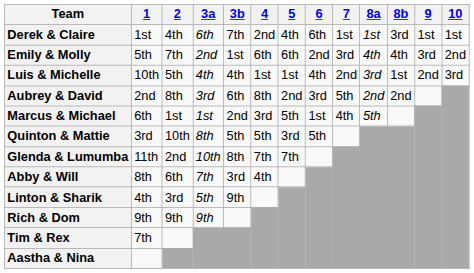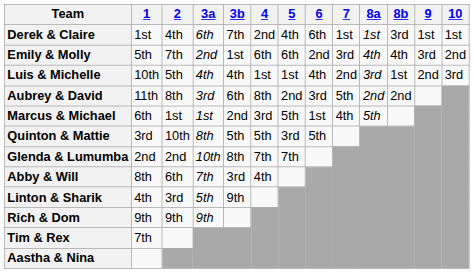(145, 95) 2nd -> (146, 95) 11th
(146, 156) 11th -> (145, 156) 2nd
